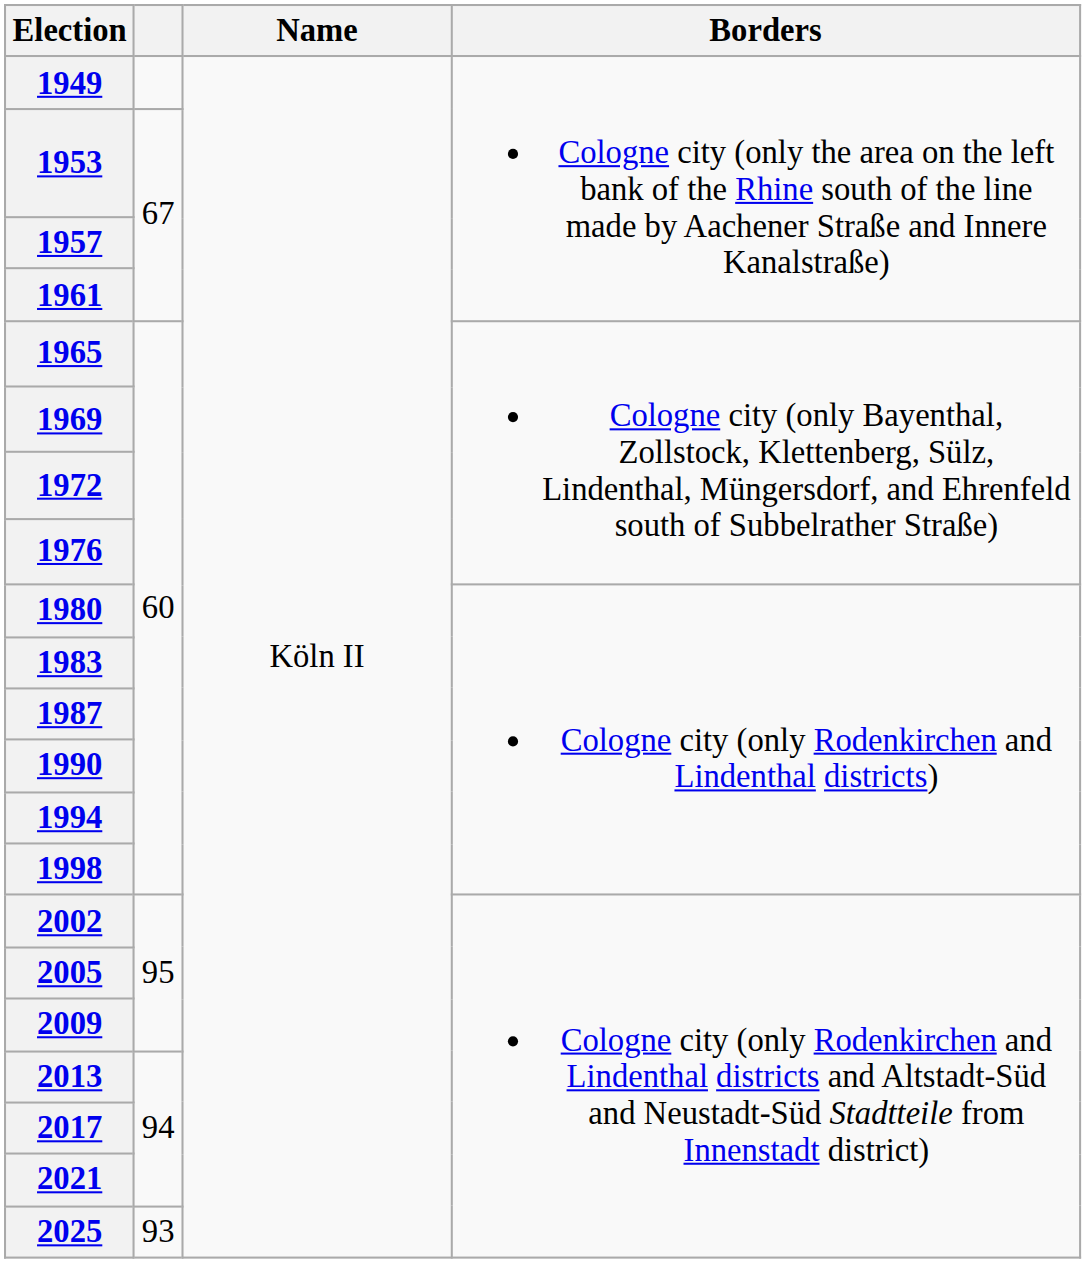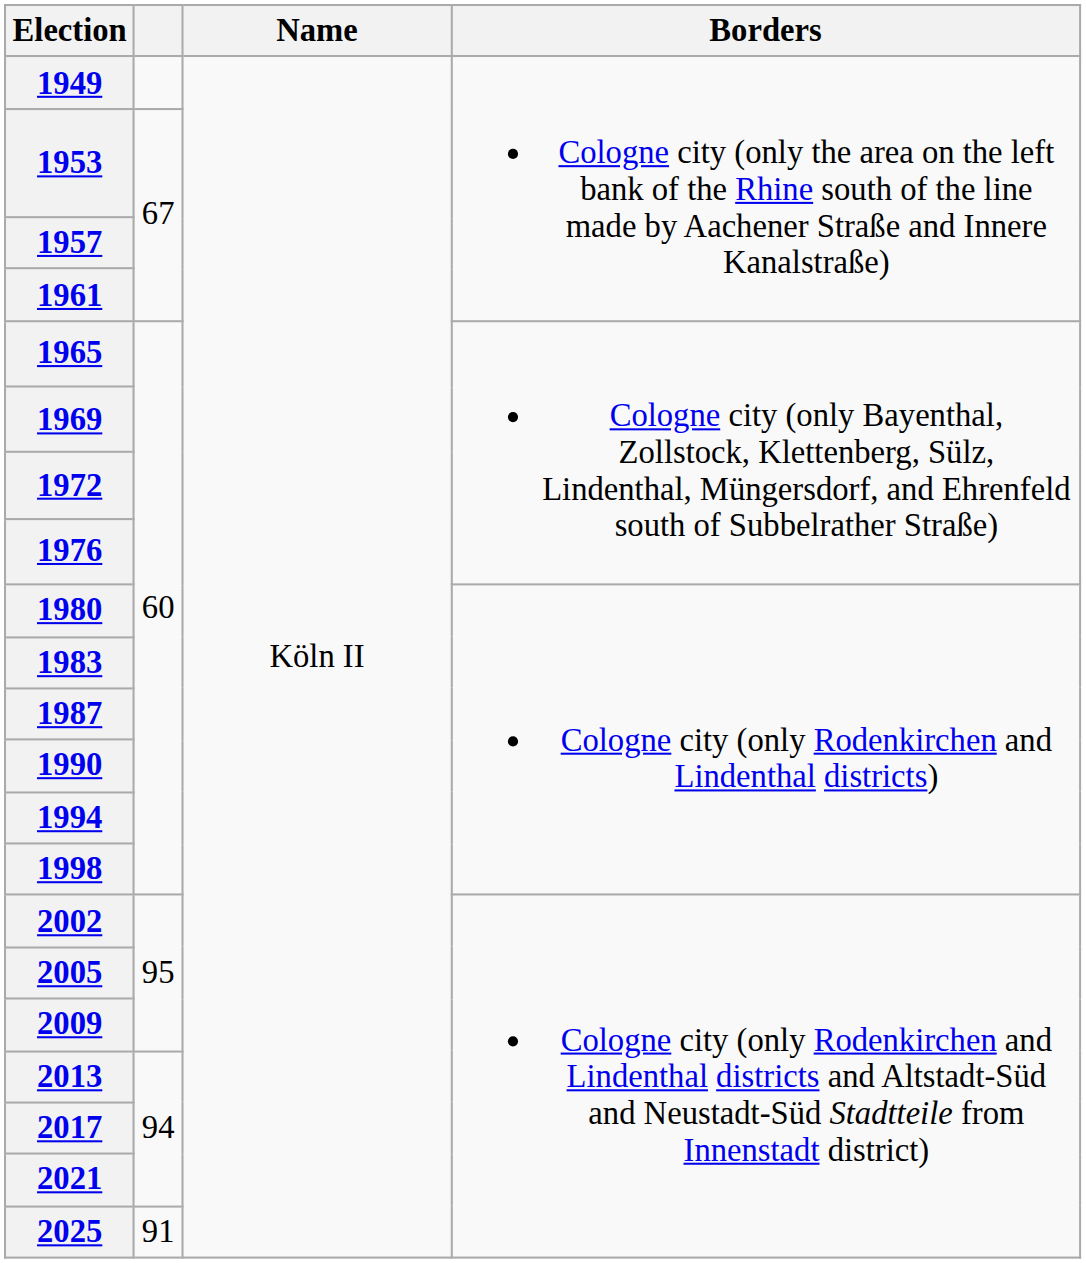(158, 1231) 93 -> (158, 1231) 91
